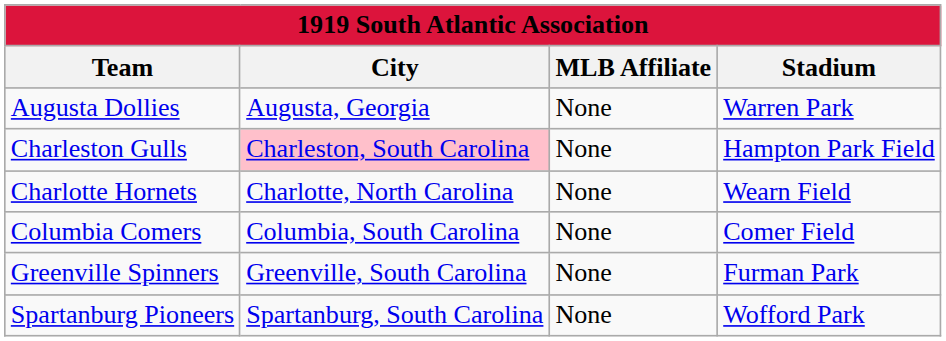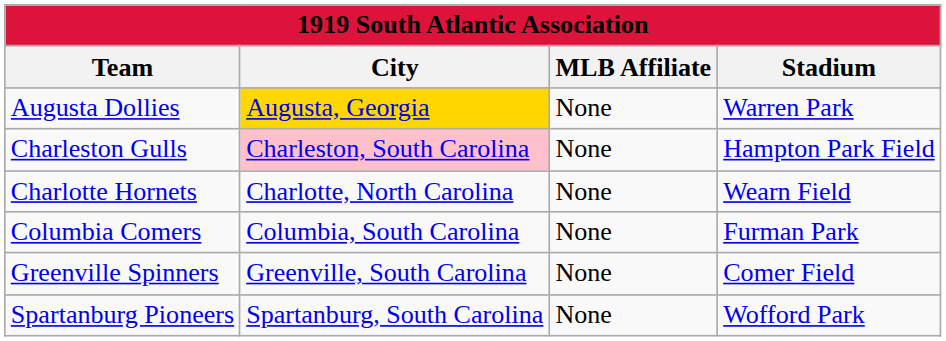(338, 107) no background -> (338, 107) gold background
(789, 231) Comer Field -> (791, 231) Furman Park
(791, 273) Furman Park -> (789, 273) Comer Field
